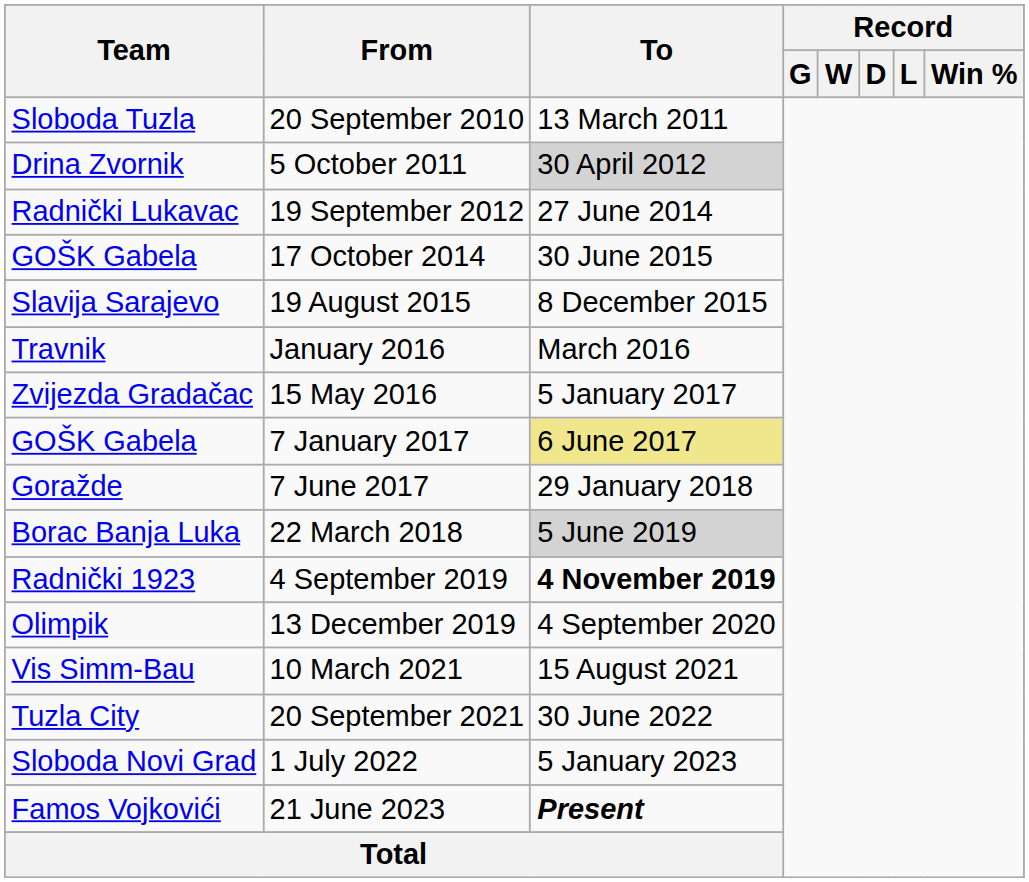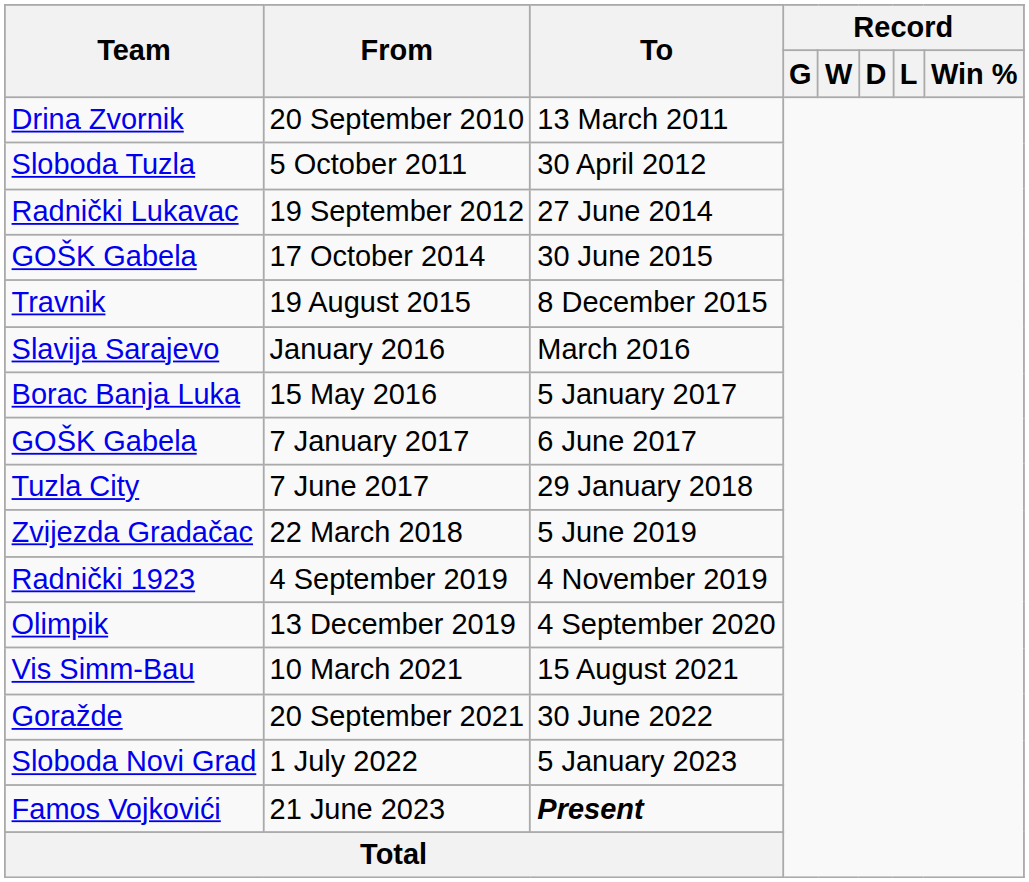(103, 119) Sloboda Tuzla -> (98, 119) Drina Zvornik
(98, 165) Drina Zvornik -> (103, 165) Sloboda Tuzla
(622, 165) lightgrey background -> (622, 165) no background
(115, 303) Slavija Sarajevo -> (59, 303) Travnik
(59, 348) Travnik -> (115, 348) Slavija Sarajevo
(132, 394) Zvijezda Gradačac -> (126, 394) Borac Banja Luka
(617, 440) khaki background -> (617, 440) no background
(67, 486) Goražde -> (75, 486) Tuzla City
(126, 532) Borac Banja Luka -> (132, 532) Zvijezda Gradačac
(617, 532) lightgrey background -> (617, 532) no background
(656, 578) bold -> (652, 578) normal
(75, 716) Tuzla City -> (67, 716) Goražde
